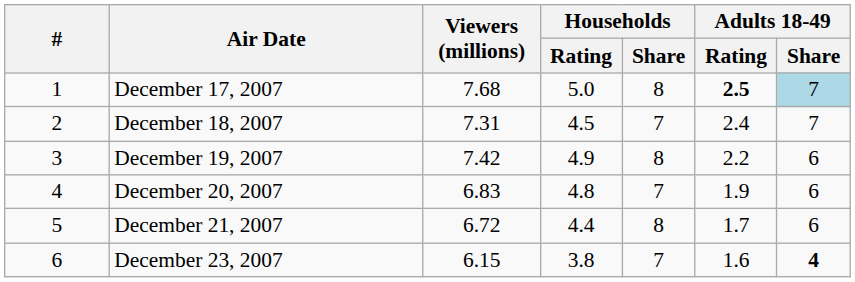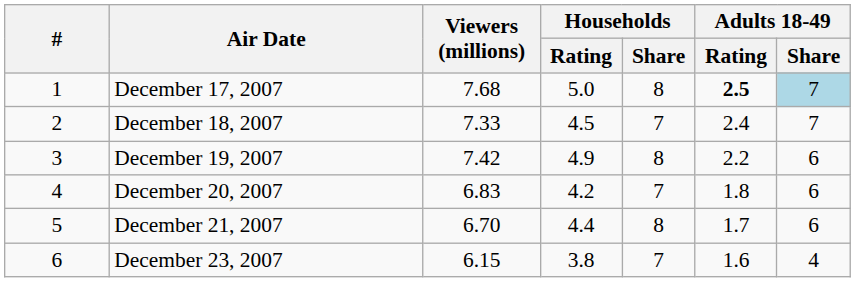(482, 123) 7.31 -> (482, 123) 7.33
(581, 191) 4.8 -> (581, 191) 4.2
(736, 191) 1.9 -> (736, 191) 1.8
(482, 225) 6.72 -> (482, 225) 6.70
(814, 259) bold -> (814, 259) normal
